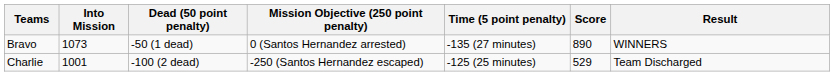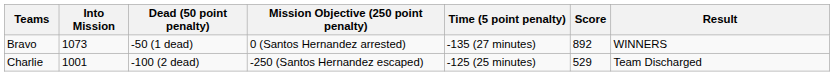(582, 44) 890 -> (582, 44) 892
